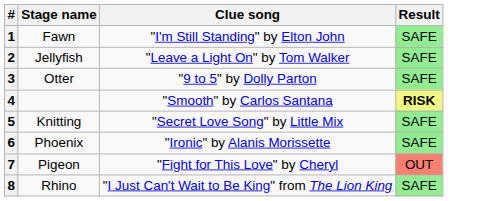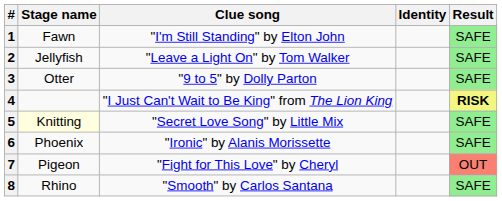+ column: (422, 15)
(248, 100) "Smooth" by Carlos Santana -> (248, 100) "I Just Can't Wait to Be King" from The Lion King
(59, 121) no background -> (59, 121) lightyellow background
(248, 185) "I Just Can't Wait to Be King" from The Lion King -> (248, 185) "Smooth" by Carlos Santana
